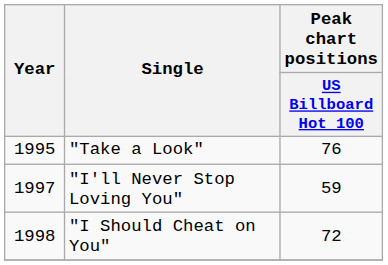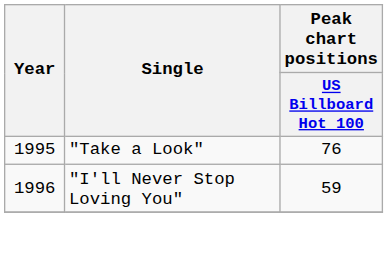(35, 188) 1997 -> (35, 188) 1996
- row: (162, 237)
